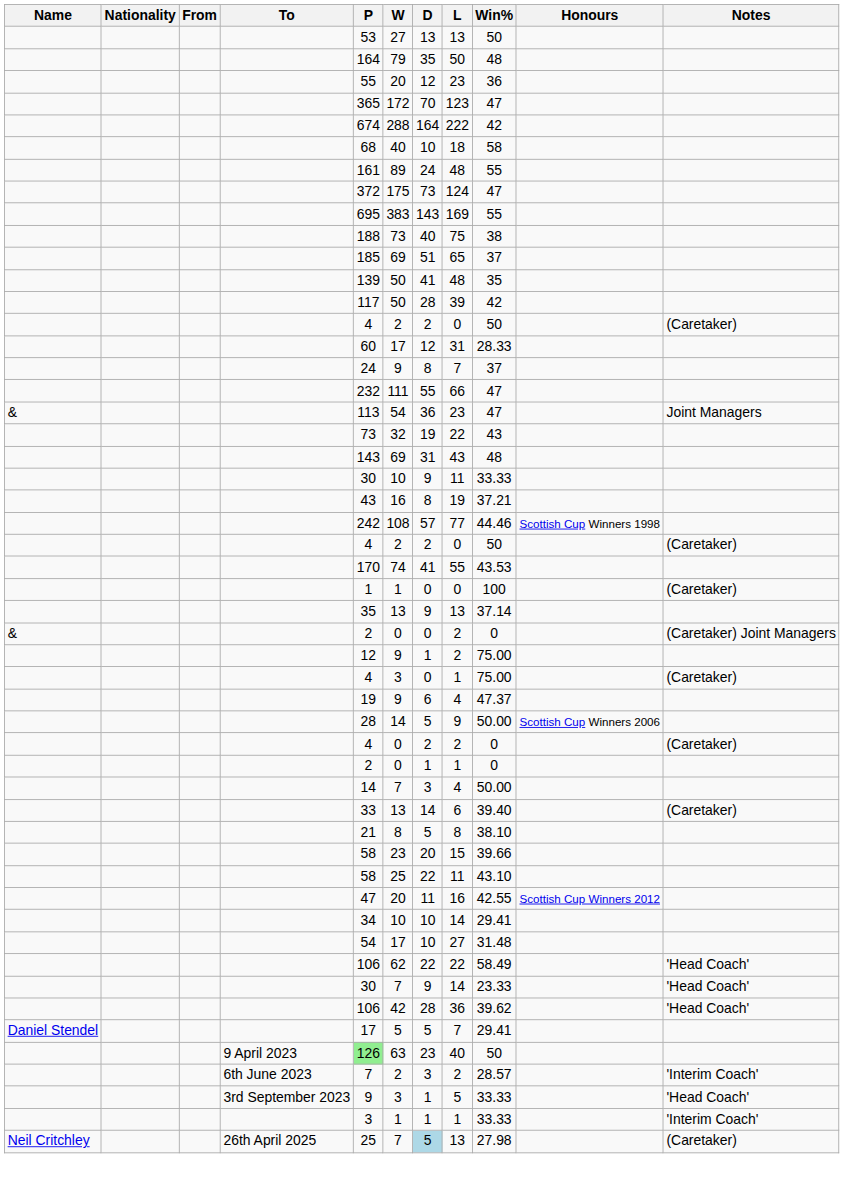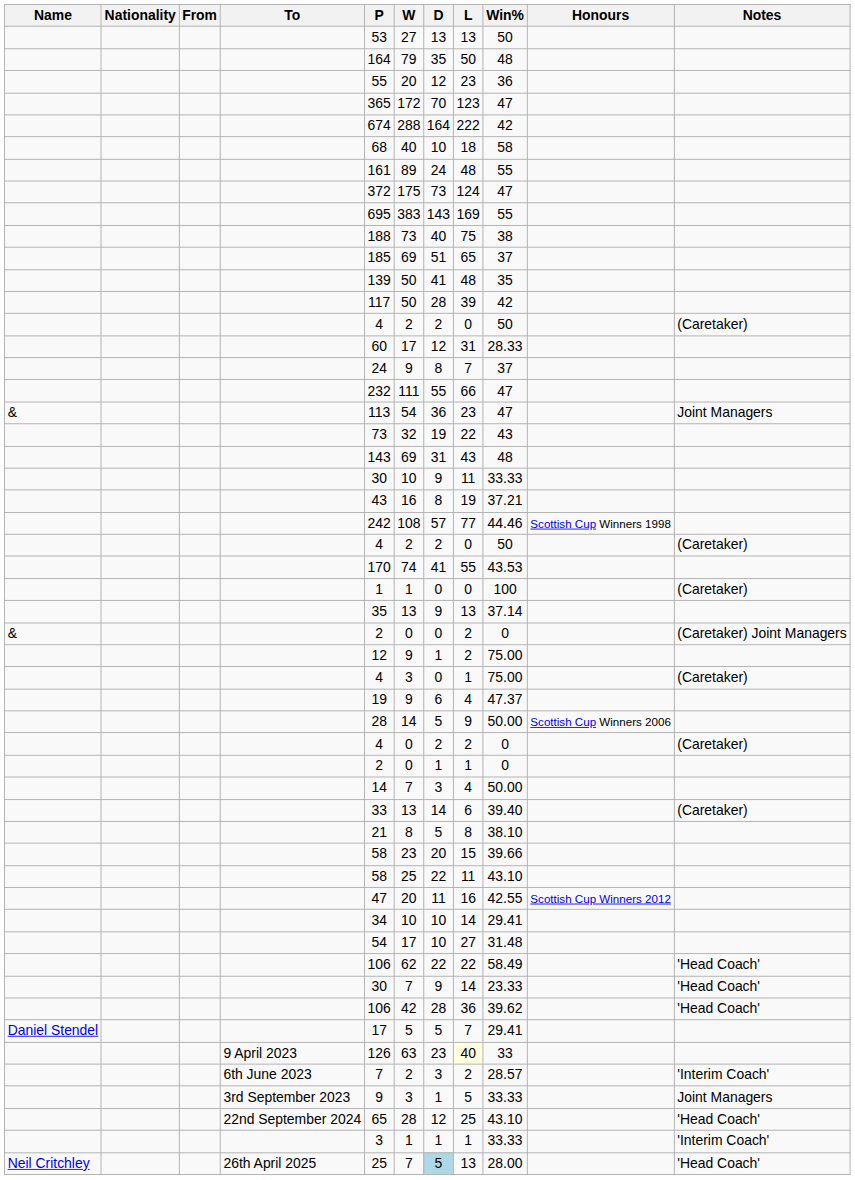(368, 1053) lightgreen background -> (379, 1053) no background
(457, 1053) no background -> (468, 1053) lightyellow background
(494, 1053) 50 -> (505, 1053) 33
(708, 1097) 'Head Coach' -> (725, 1097) Joint Managers
+ row: (53, 1119)
(494, 1141) 27.98 -> (505, 1163) 28.00
(702, 1141) (Caretaker) -> (719, 1163) 'Head Coach'
